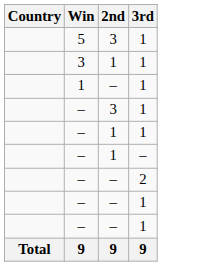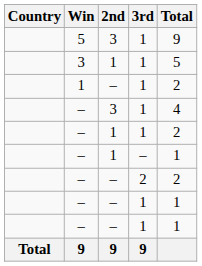+ column: (177, 16)
